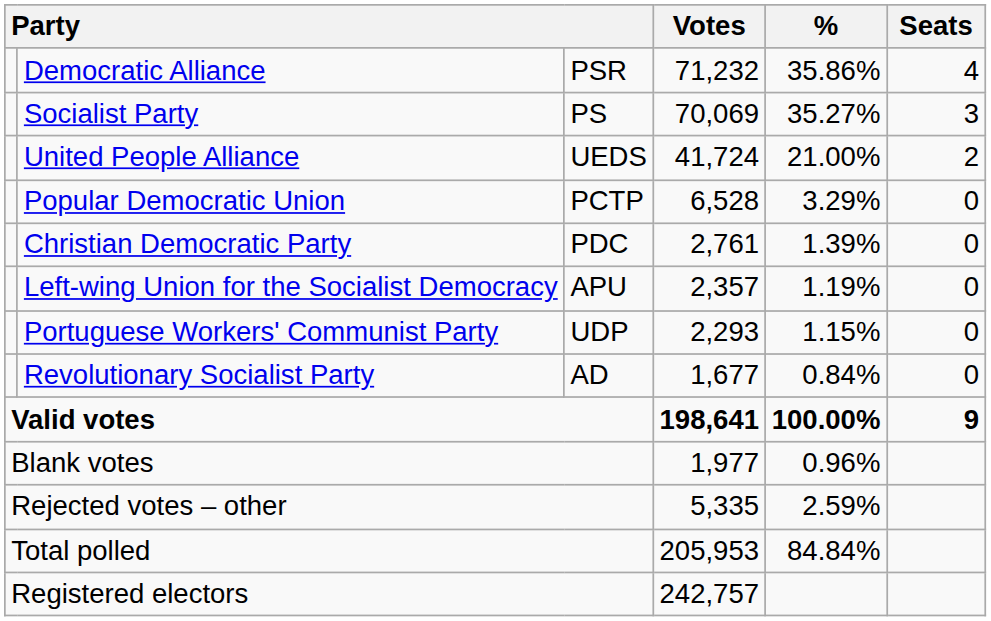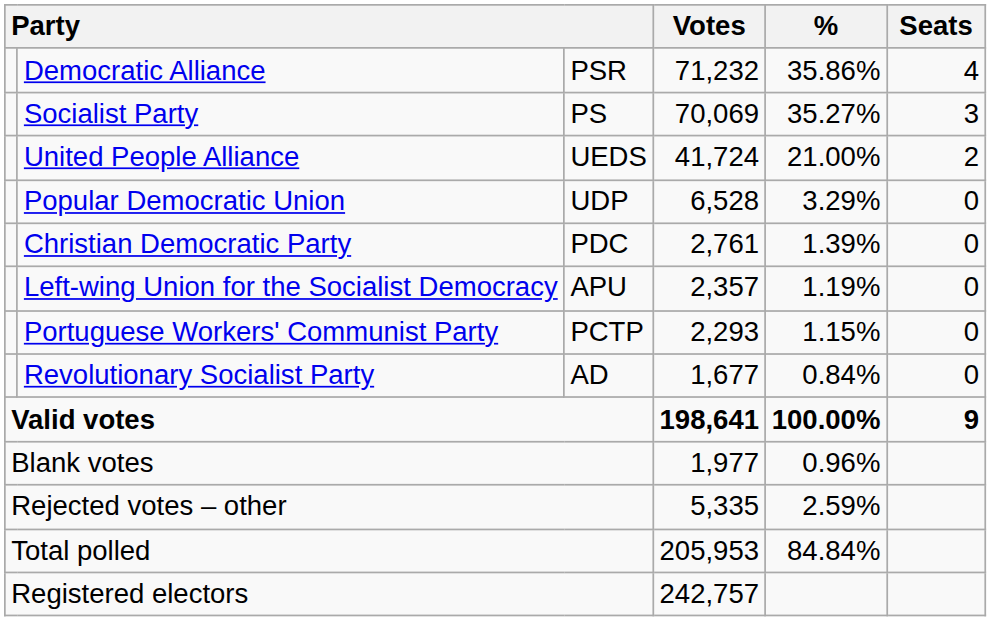(607, 200) PCTP -> (599, 200) UDP
(599, 331) UDP -> (607, 331) PCTP
